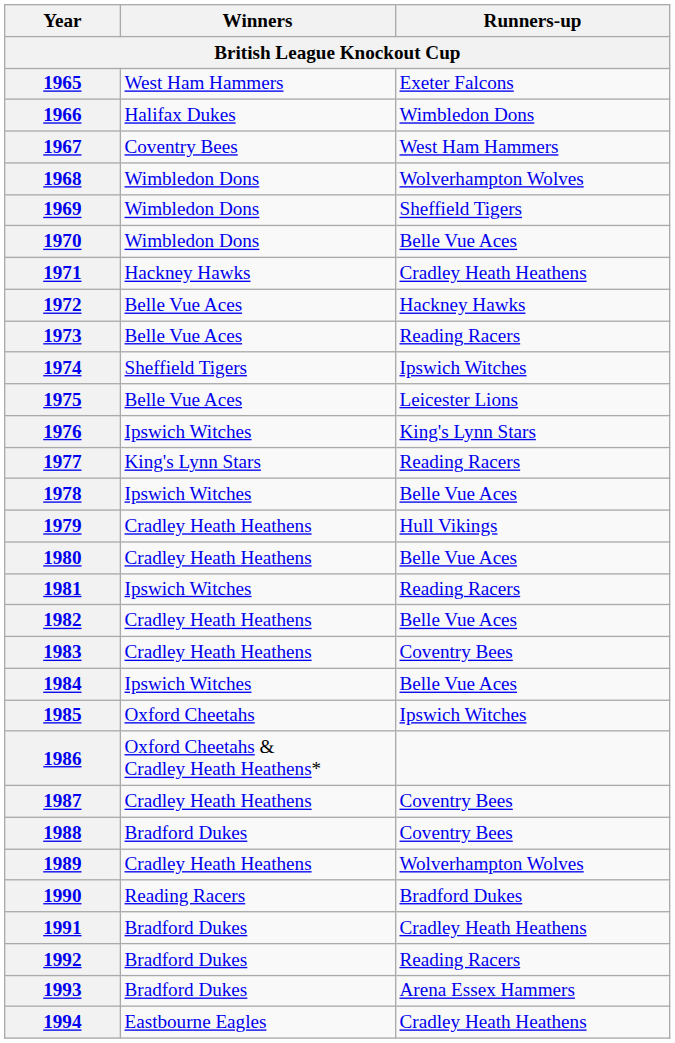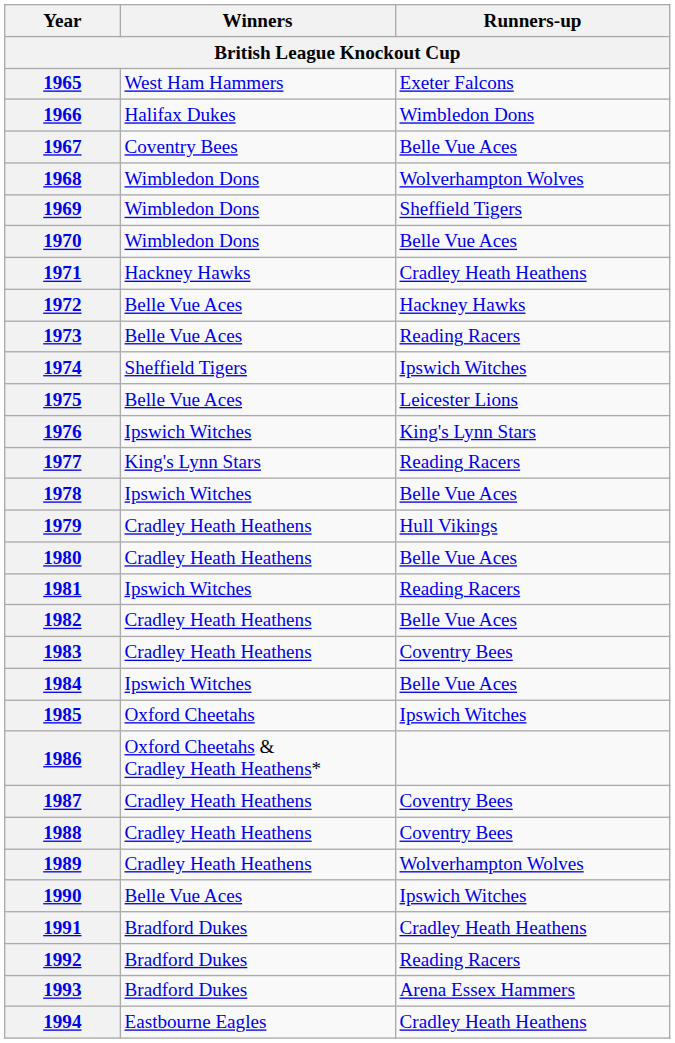(479, 147) West Ham Hammers -> (458, 147) Belle Vue Aces
(186, 832) Bradford Dukes -> (218, 832) Cradley Heath Heathens
(185, 896) Reading Racers -> (183, 896) Belle Vue Aces
(461, 896) Bradford Dukes -> (463, 896) Ipswich Witches
